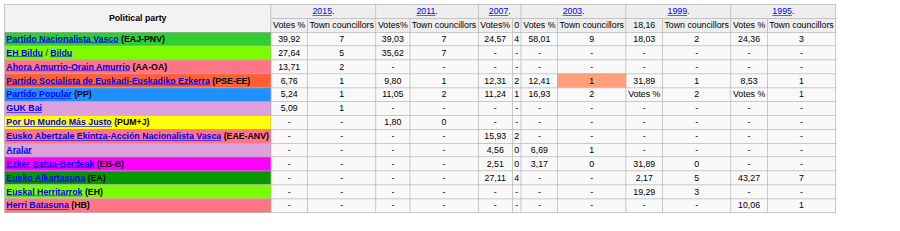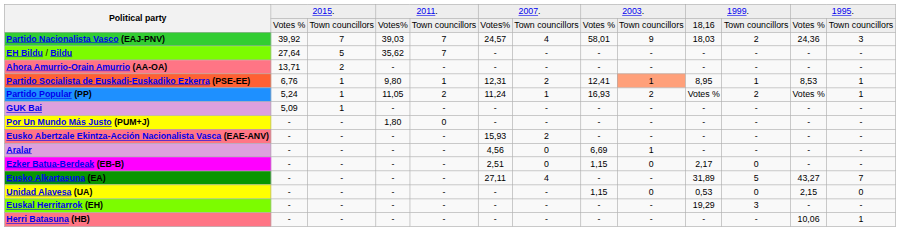(517, 26) 0 -> (546, 26) Town councillors
(644, 81) 31,89 -> (704, 81) 8,95
(539, 164) 3,17 -> (599, 164) 1,15
(644, 164) 31,89 -> (704, 164) 2,17
(644, 178) 2,17 -> (704, 178) 31,89
+ row: (49, 192)
